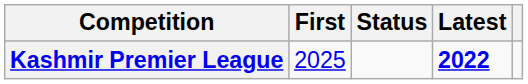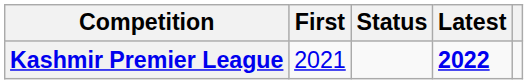(320, 59) 2025 -> (320, 59) 2021
